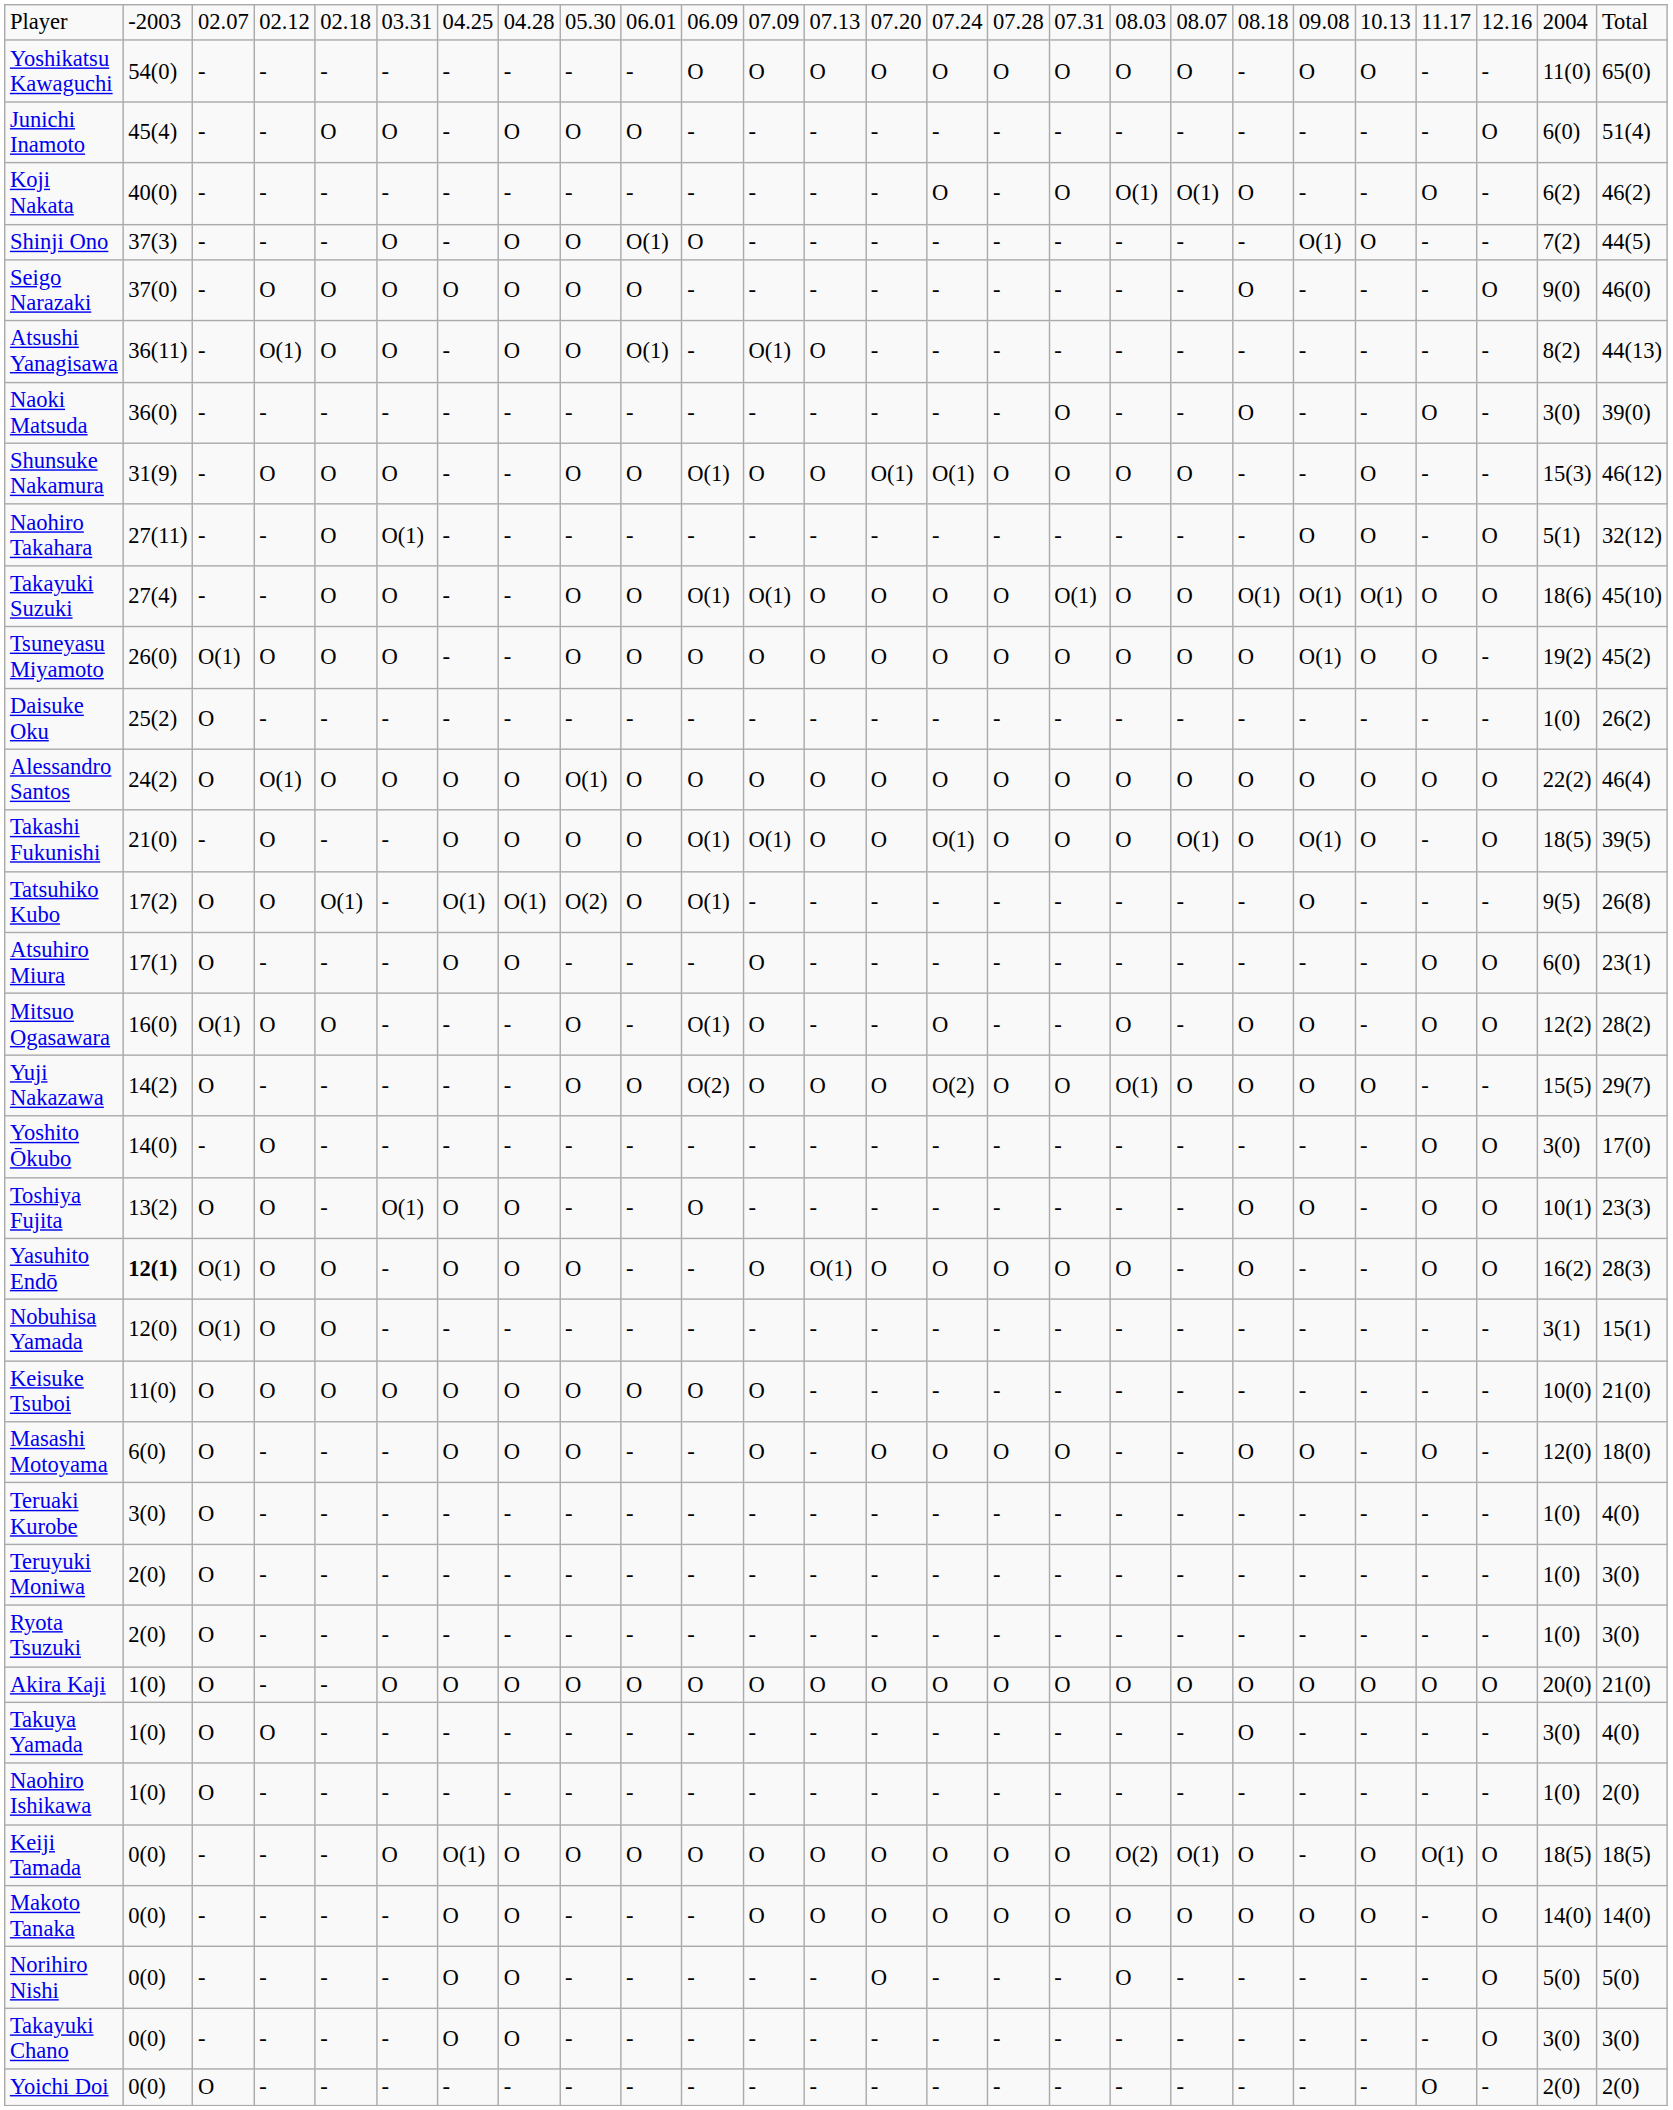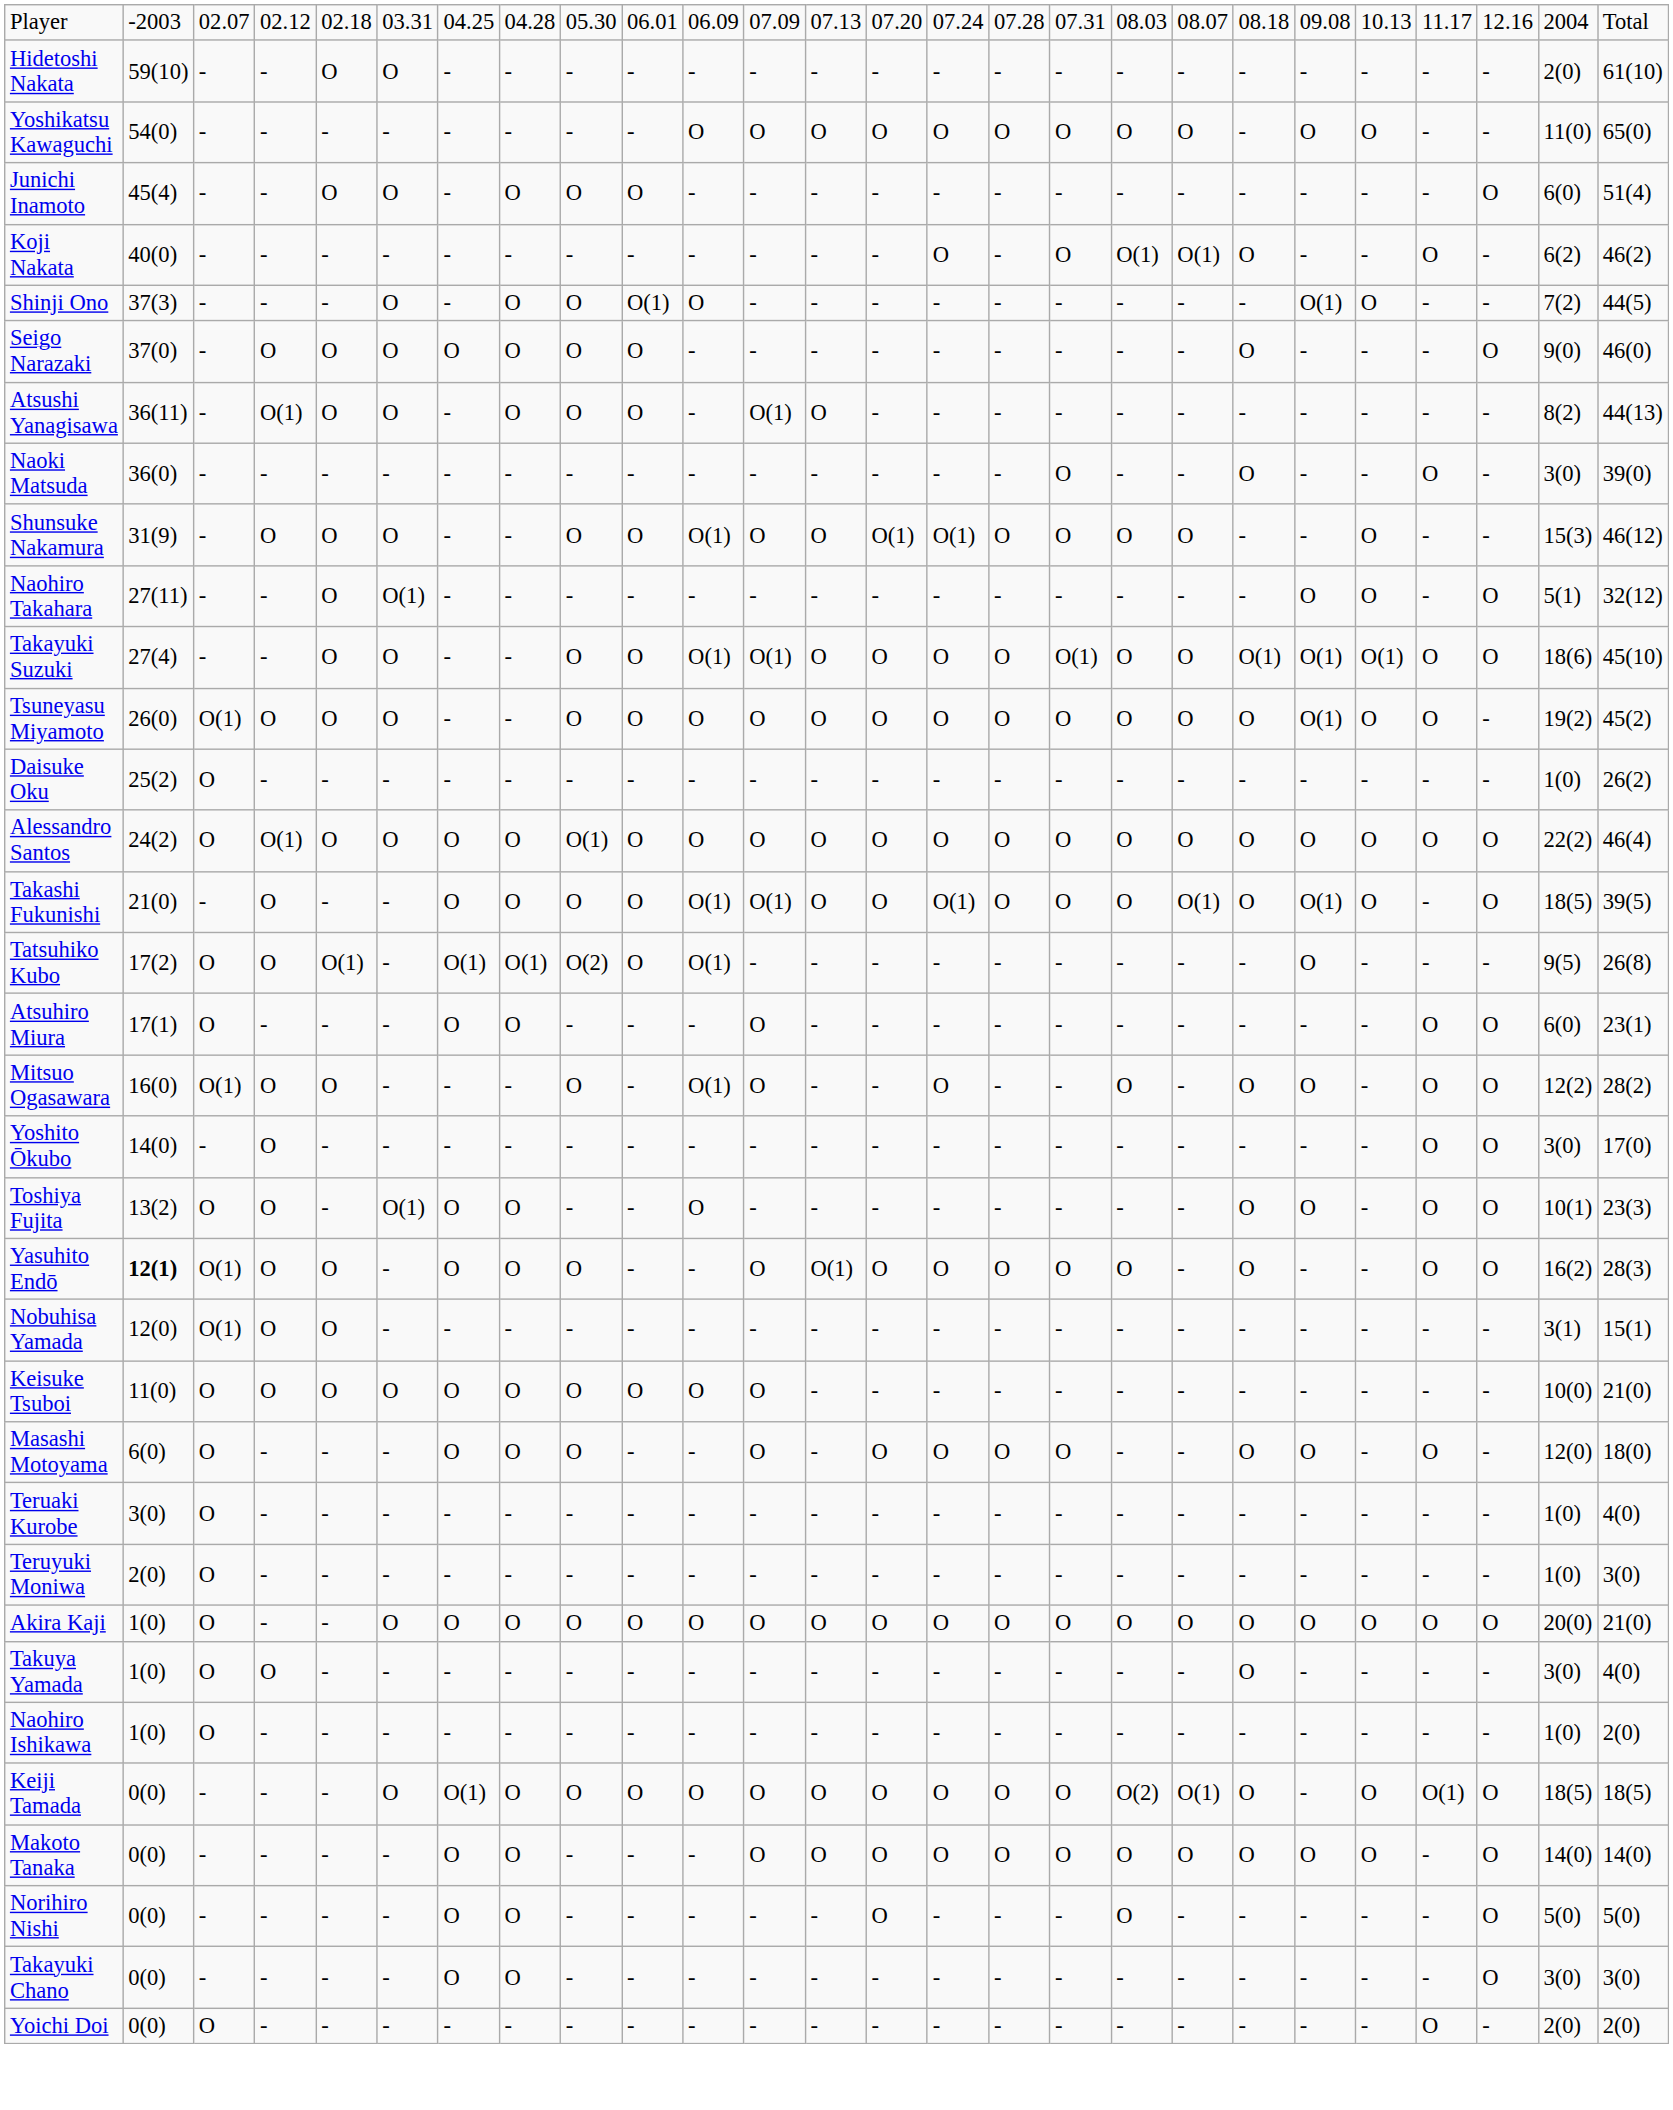+ row: (54, 70)
(647, 351) O(1) -> (635, 412) O
- row: (57, 1085)
- row: (45, 1635)
